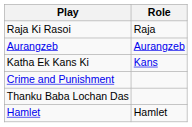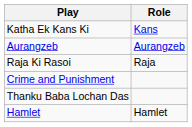rows swapped: (39, 29) <-> (48, 63)
